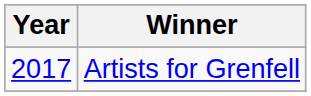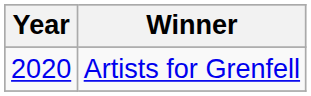(41, 68) 2017 -> (41, 68) 2020
